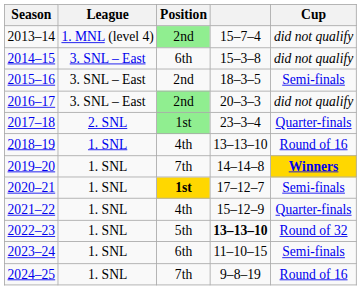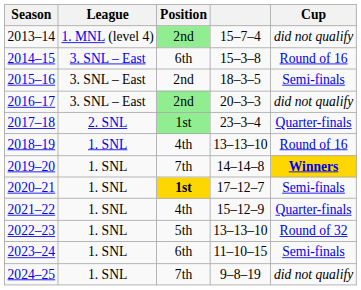(314, 58) did not qualify -> (314, 58) Round of 16
(240, 230) bold -> (240, 230) normal
(314, 274) Round of 16 -> (314, 274) did not qualify
